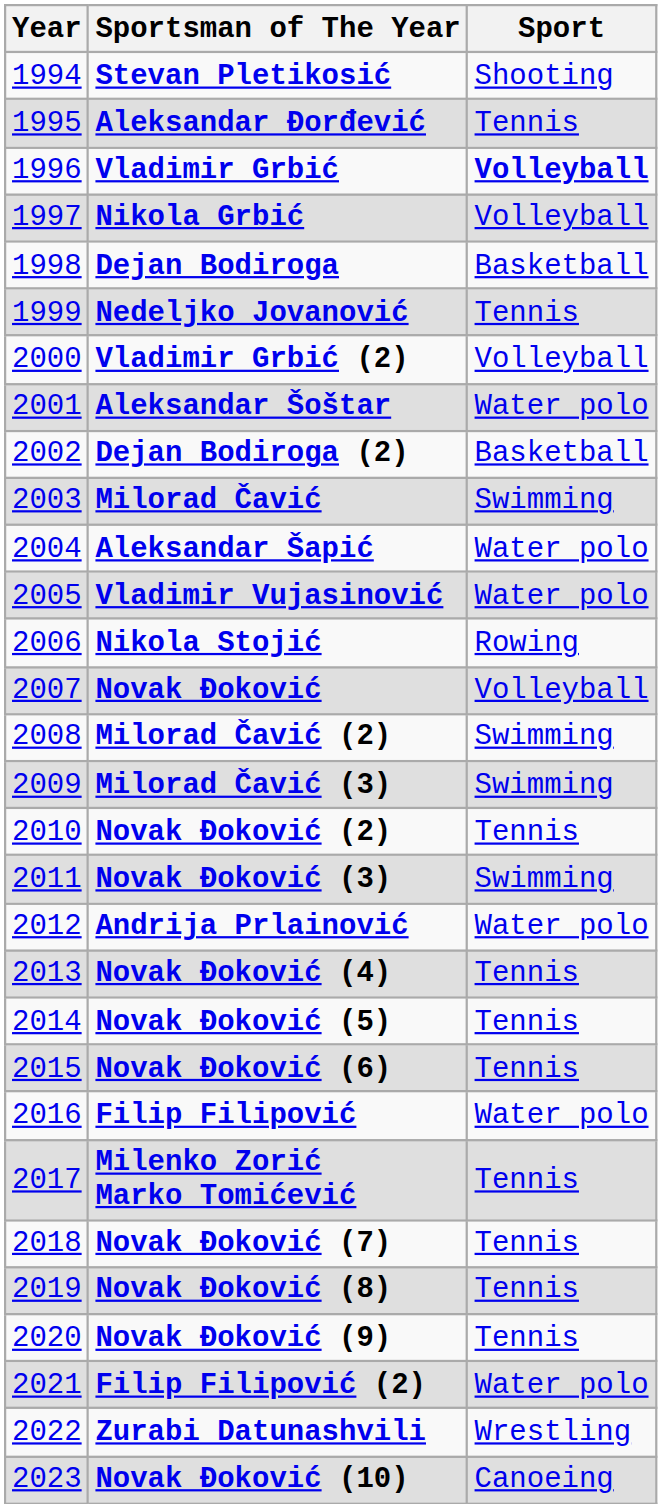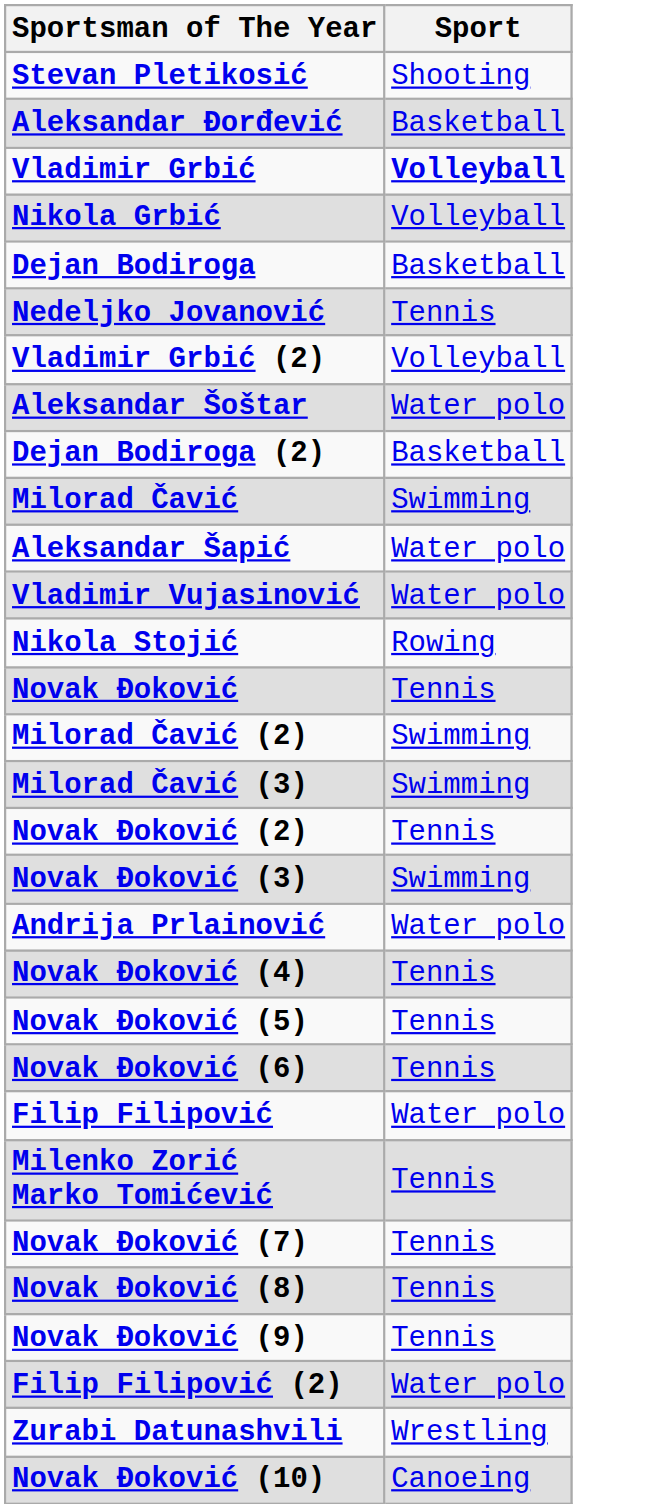- column: (47, 29)
(527, 123) Tennis -> (478, 123) Basketball
(562, 690) Volleyball -> (443, 690) Tennis
